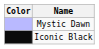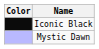rows swapped: (63, 24) <-> (63, 37)
